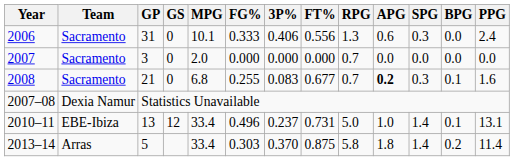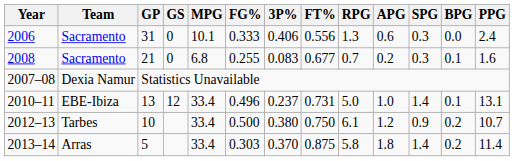- row: (21, 58)
(385, 79) bold -> (385, 58) normal
+ row: (31, 123)
